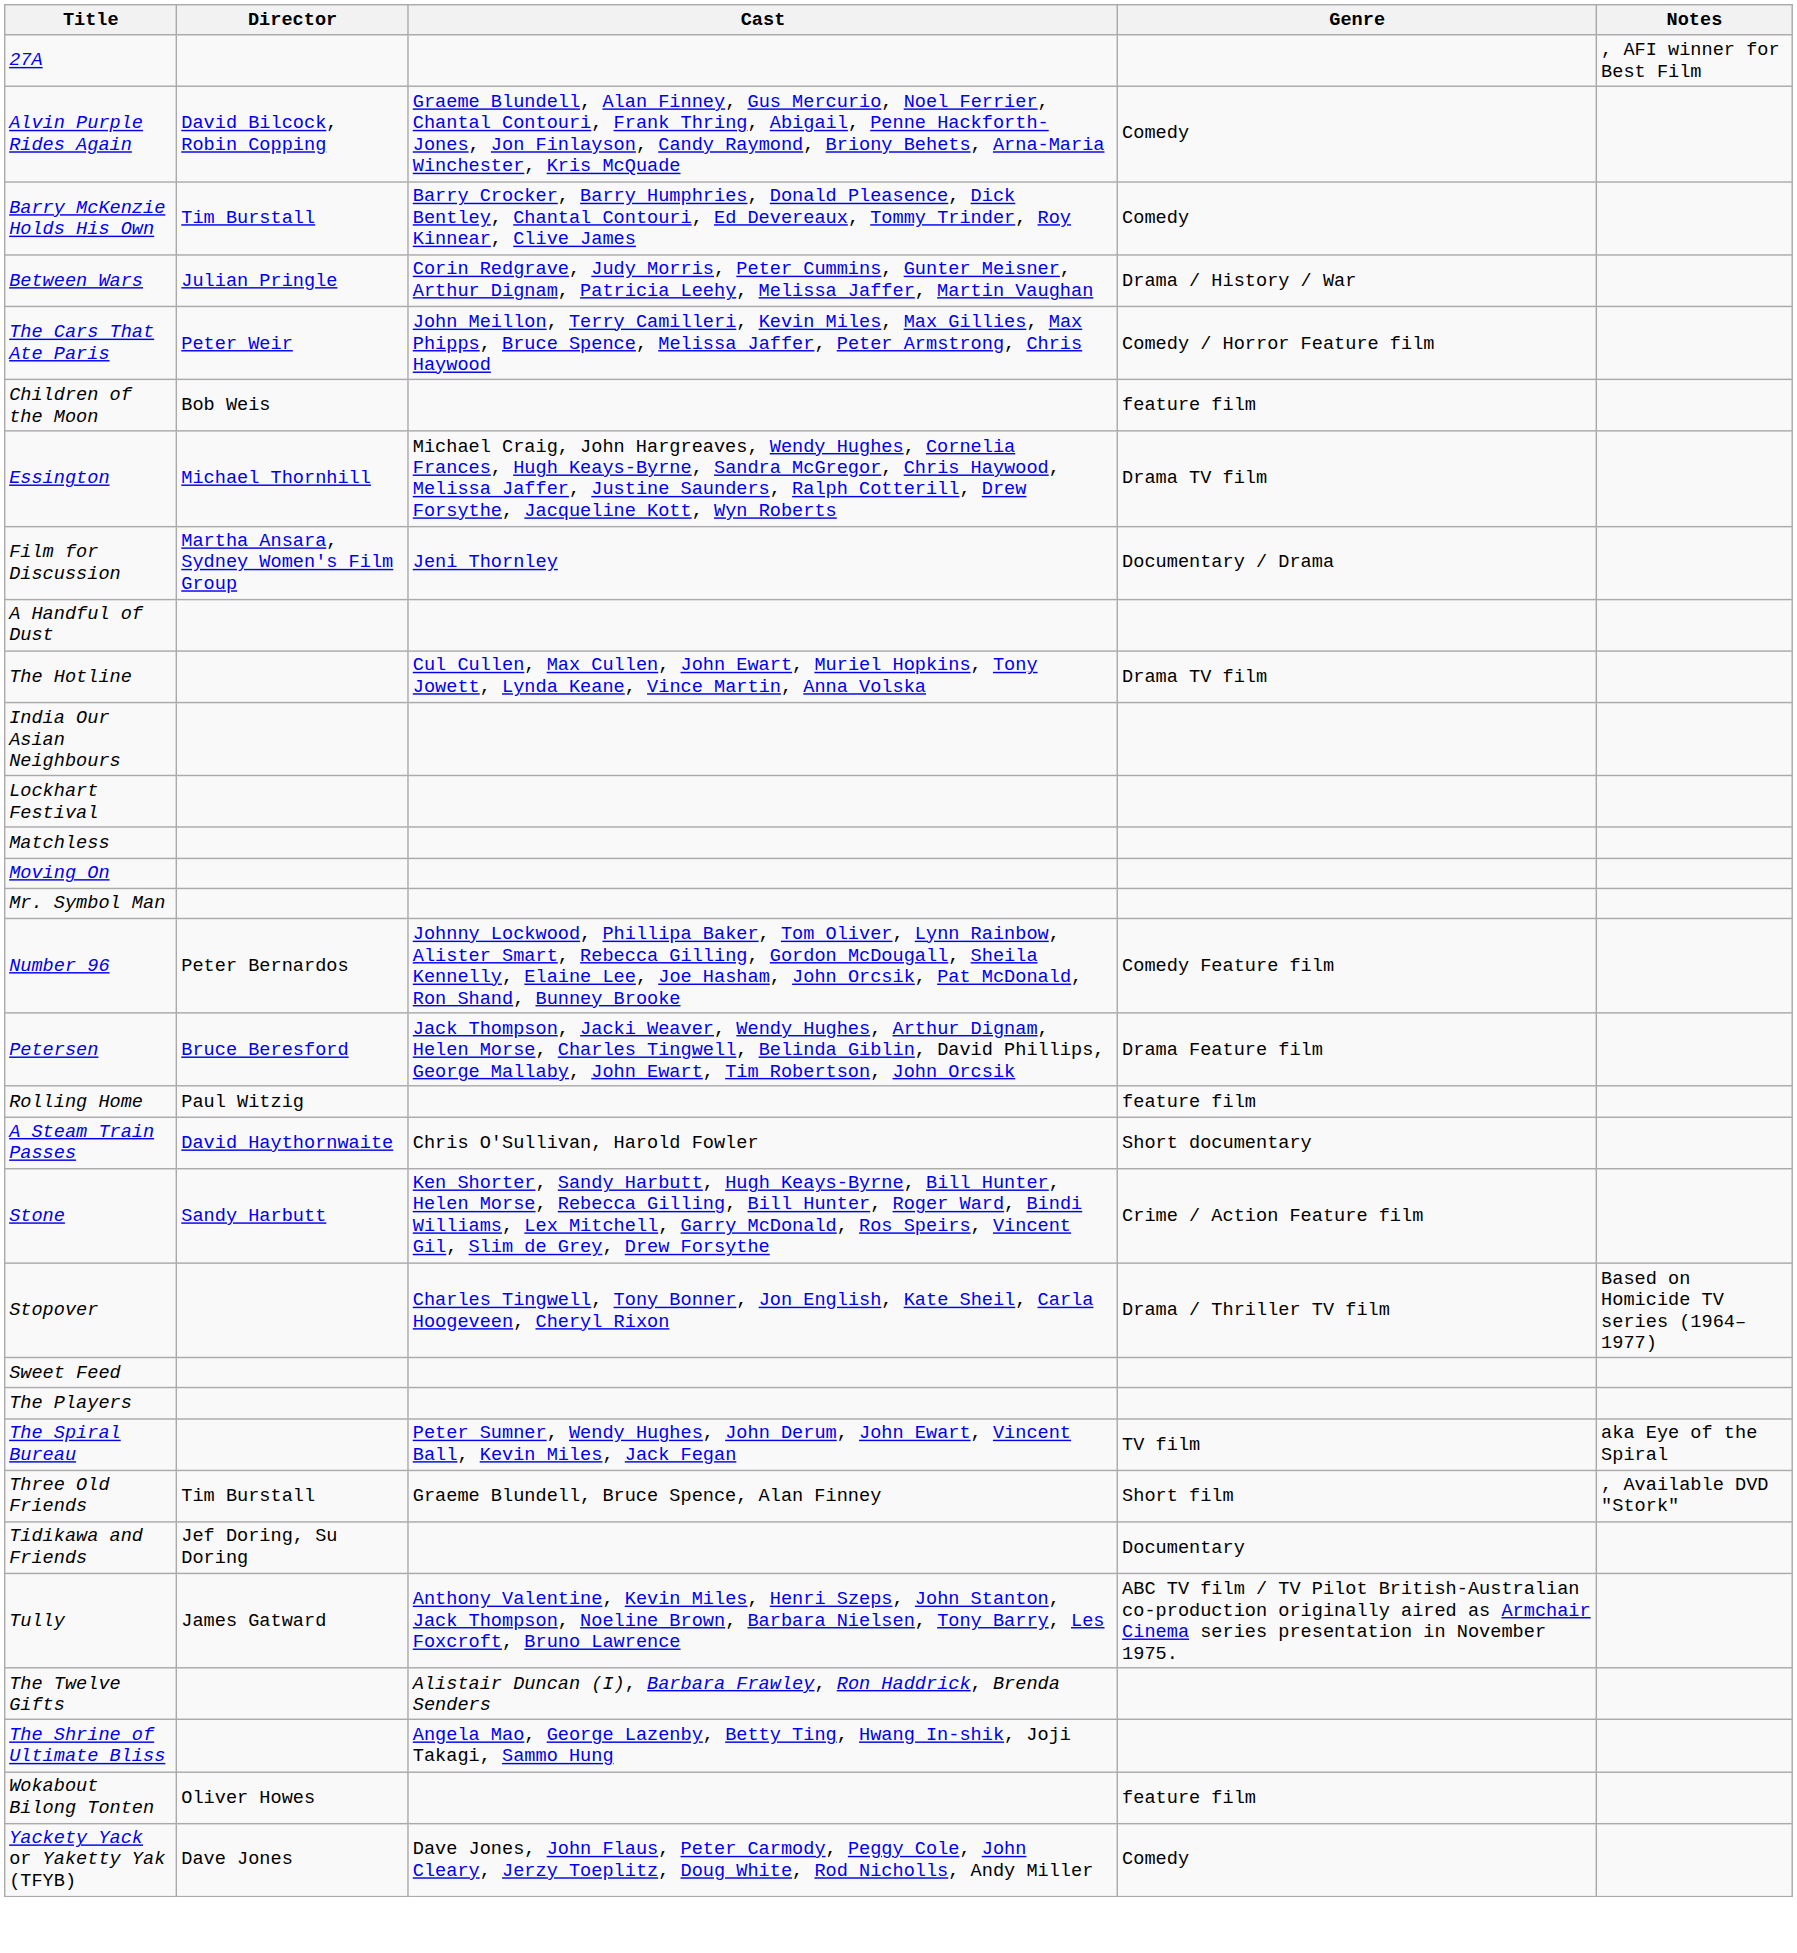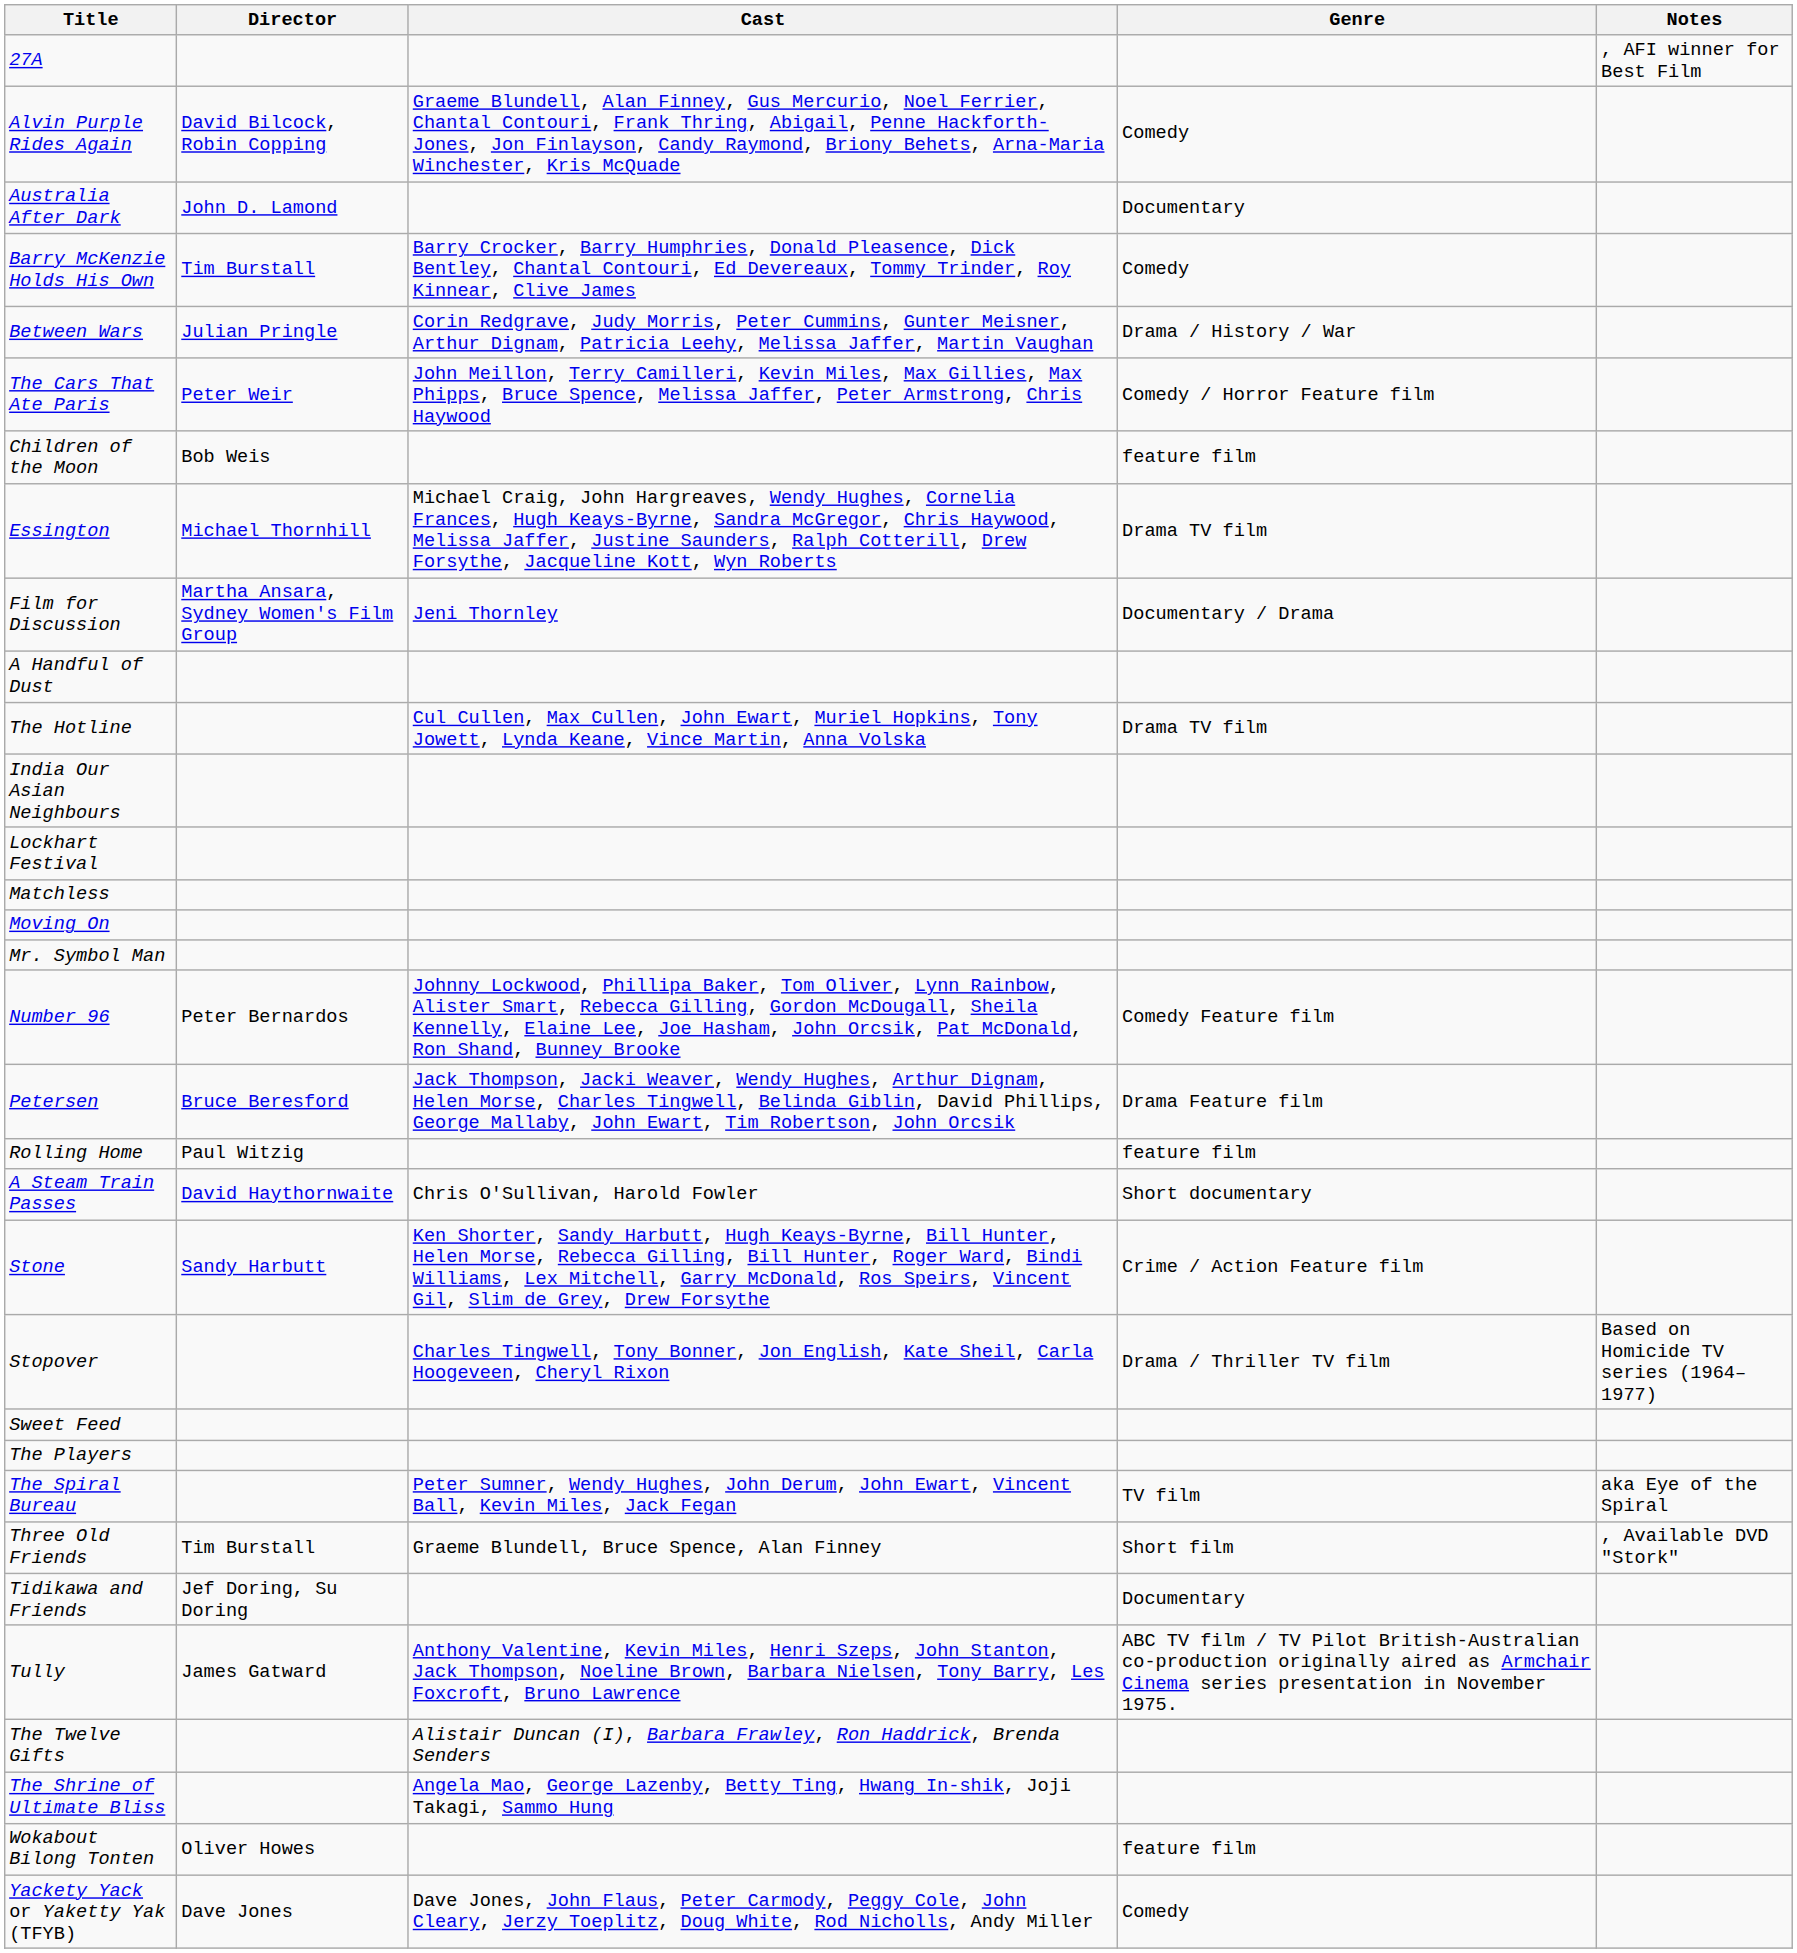+ row: (65, 207)
